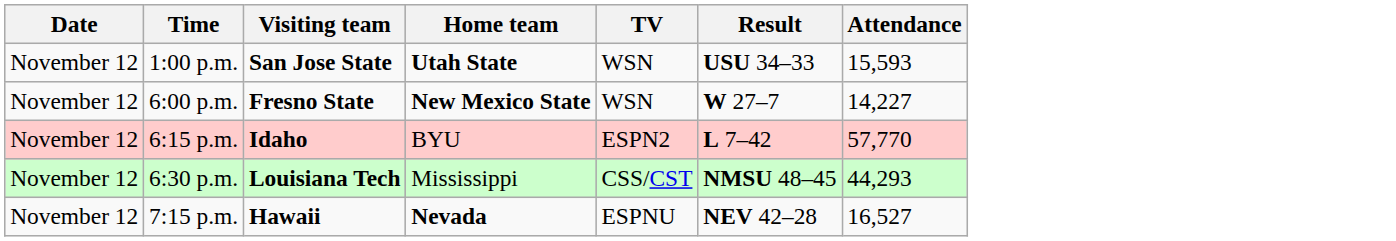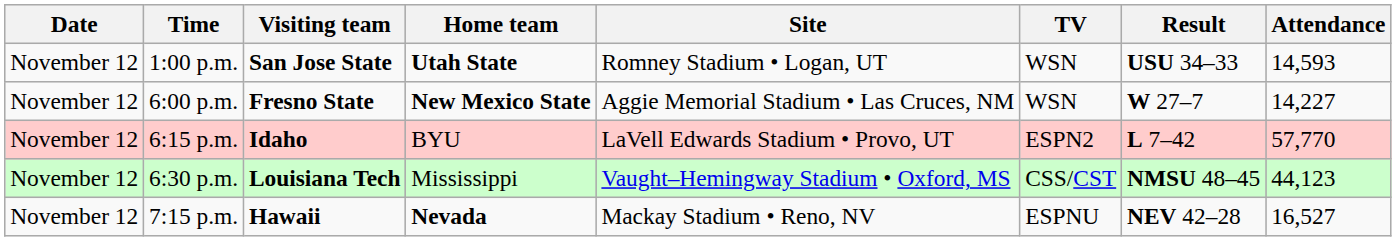+ column: (808, 23)
(880, 62) 15,593 -> (1303, 62) 14,593
(880, 178) 44,293 -> (1303, 178) 44,123
